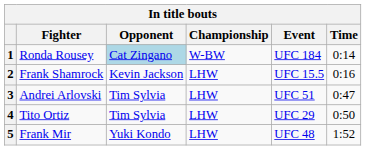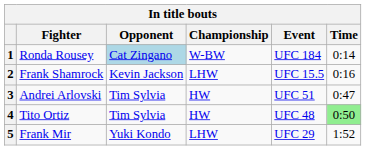(203, 94) LHW -> (200, 94) HW
(203, 114) LHW -> (200, 114) HW
(294, 114) UFC 29 -> (294, 114) UFC 48
(344, 114) no background -> (344, 114) lightgreen background
(294, 134) UFC 48 -> (294, 134) UFC 29
